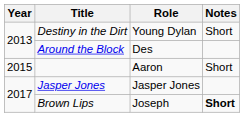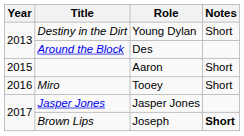+ row: (49, 85)
